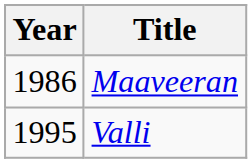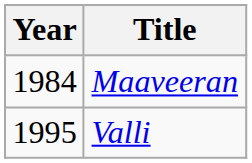(45, 81) 1986 -> (45, 81) 1984
